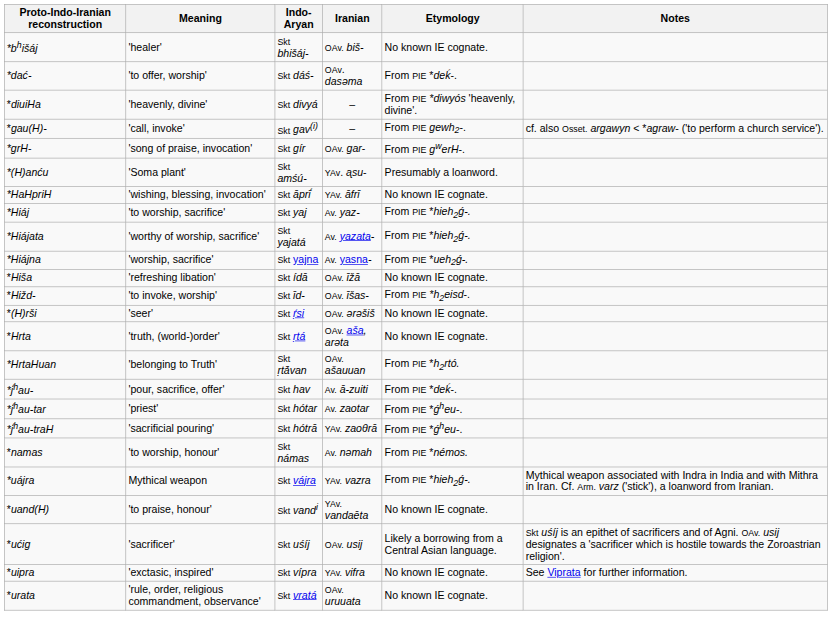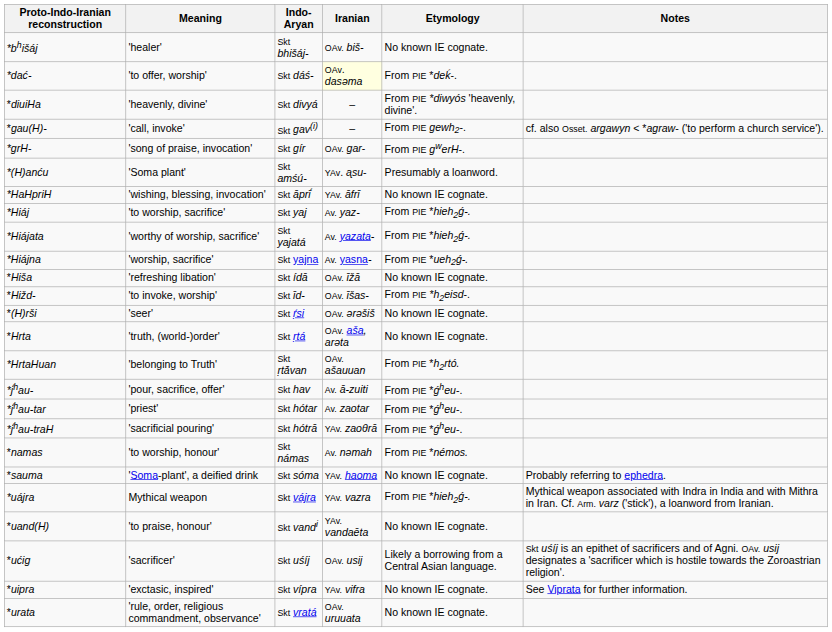(344, 76) no background -> (344, 76) lightyellow background
(421, 389) From PIE *deḱ-. -> (423, 389) From PIE *ǵheu-.
+ row: (25, 475)
